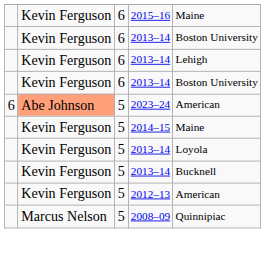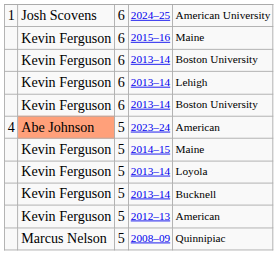+ row: (121, 15)
(11, 104) 6 -> (11, 127) 4
